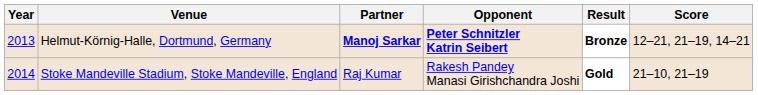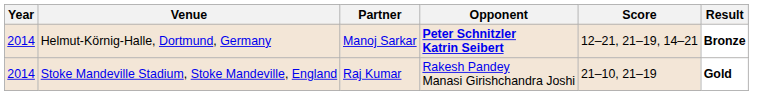columns swapped: (691, 15) <-> (606, 15)
(21, 41) 2013 -> (21, 41) 2014
(382, 41) bold -> (380, 41) normal
